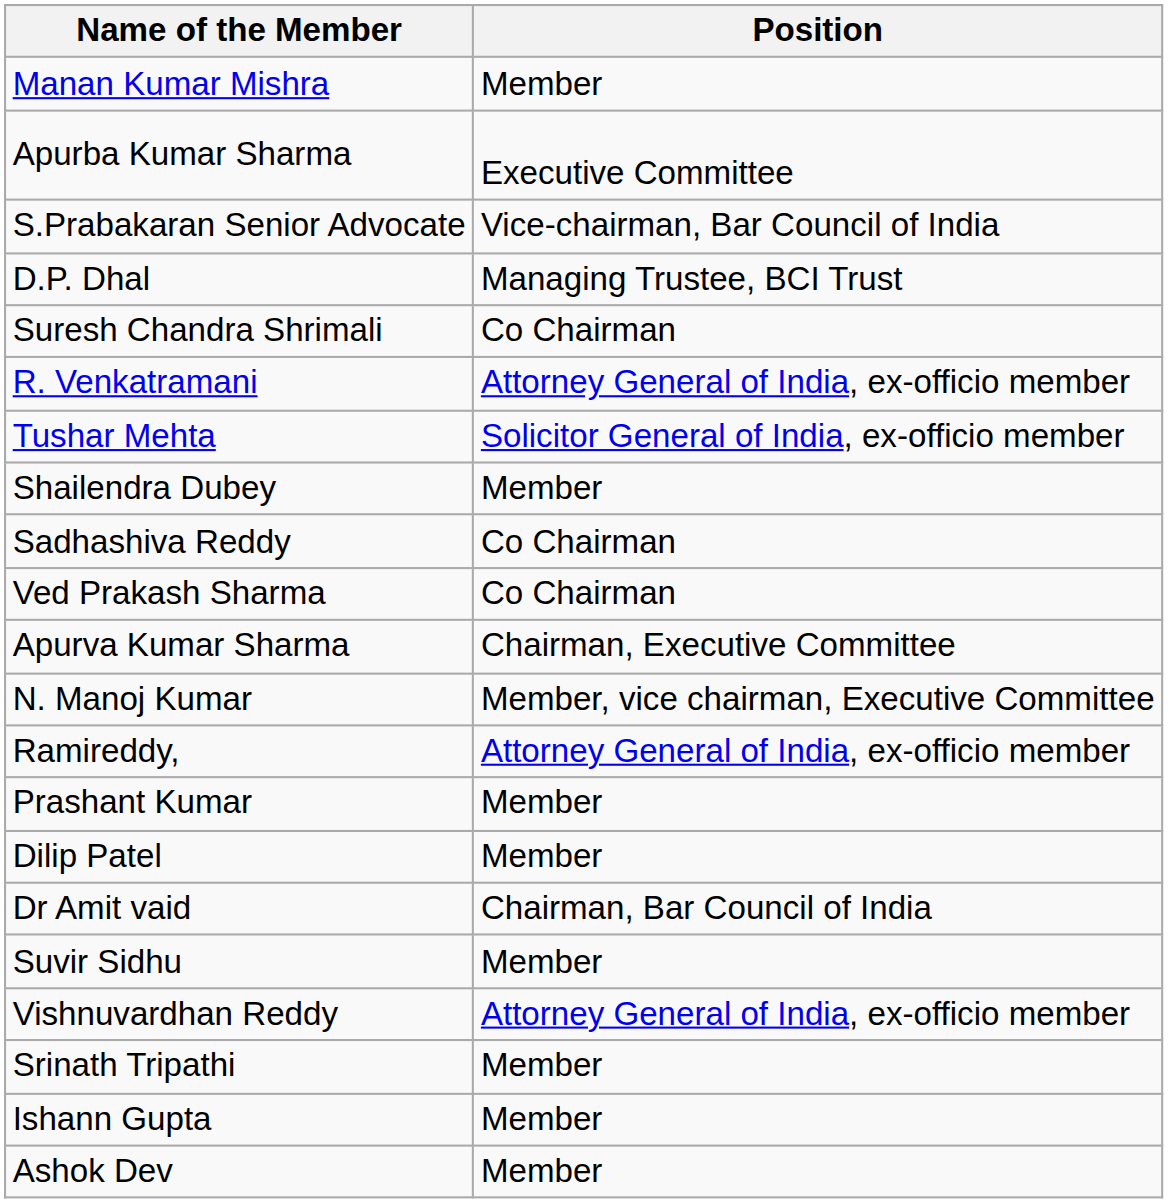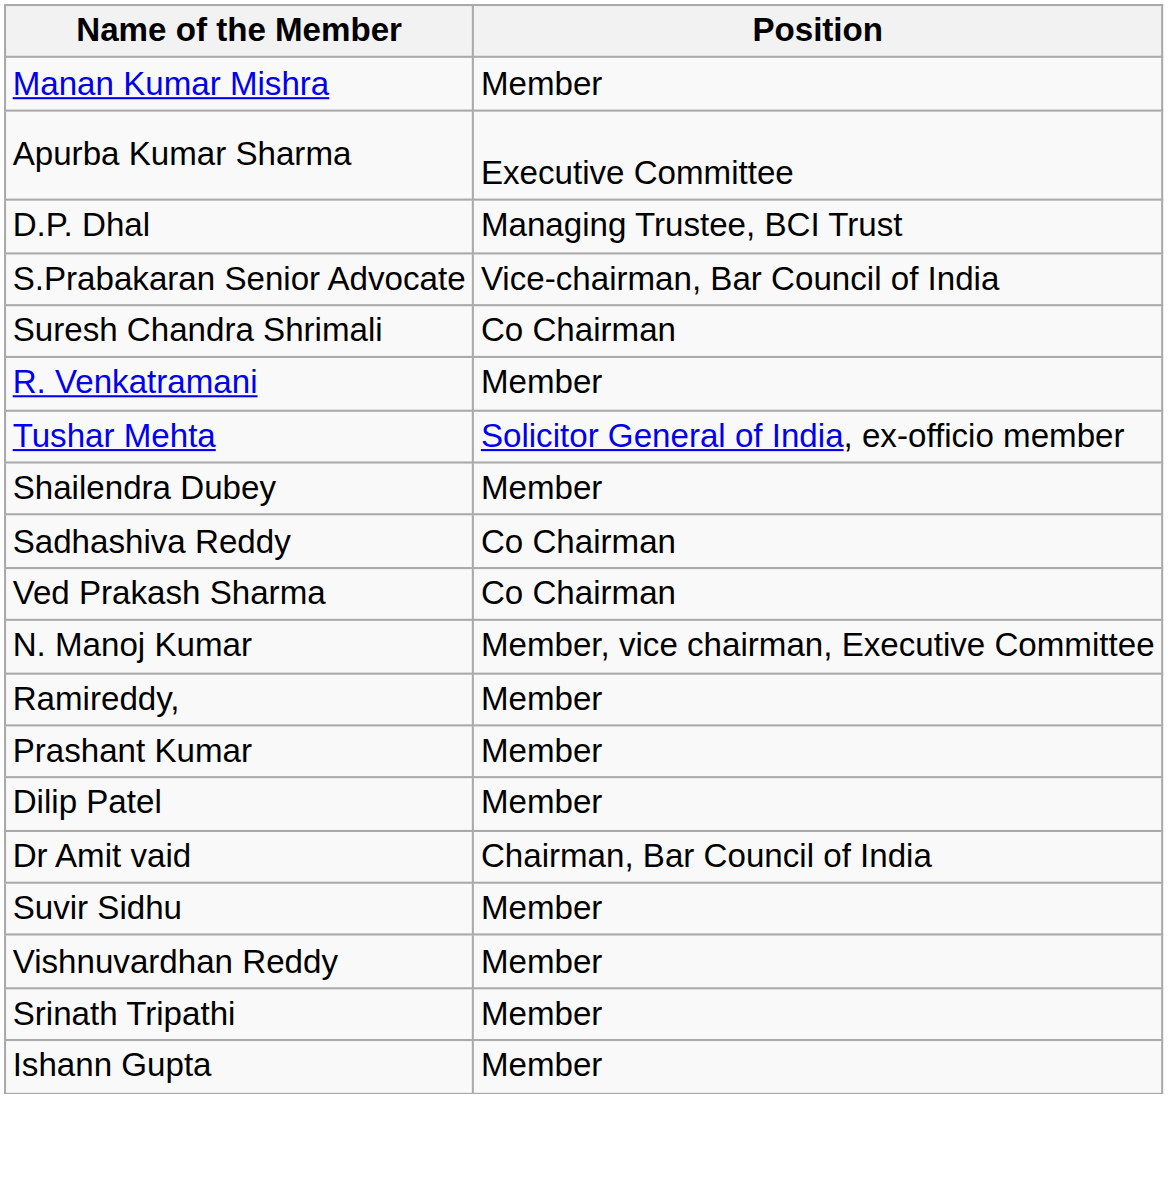rows swapped: (239, 225) <-> (81, 278)
(805, 383) Attorney General of India, ex-officio member -> (542, 383) Member
- row: (181, 645)
(805, 750) Attorney General of India, ex-officio member -> (542, 698) Member
(805, 1013) Attorney General of India, ex-officio member -> (542, 960) Member
- row: (93, 1171)
